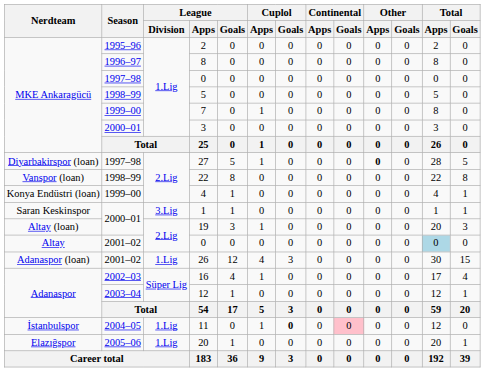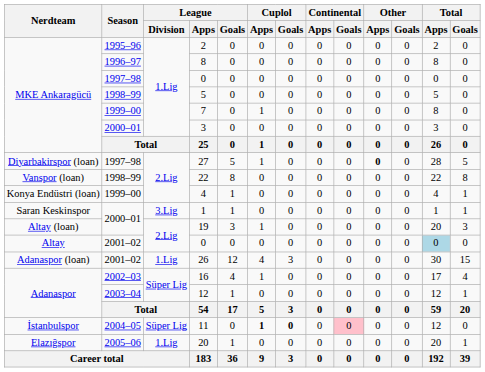(166, 326) 1.Lig -> (166, 326) Süper Lig
(262, 326) normal -> (262, 326) bold
